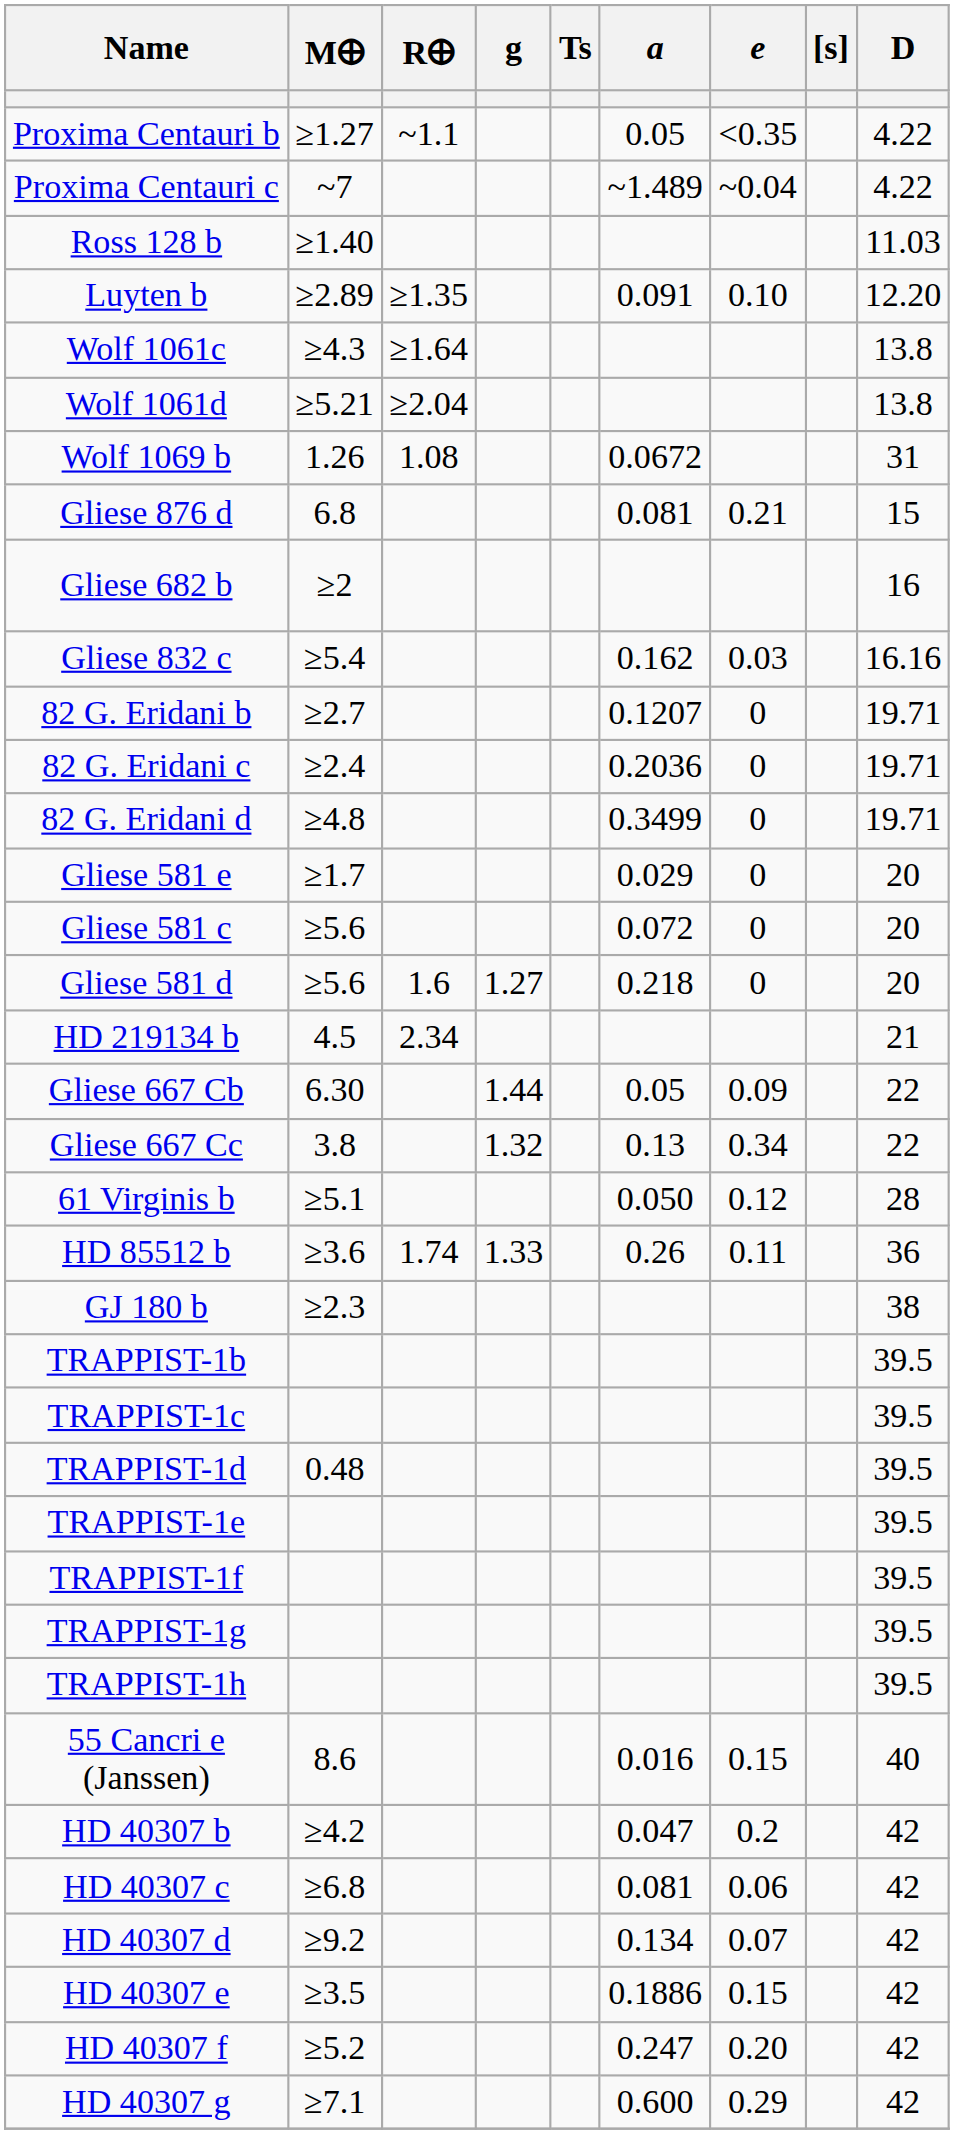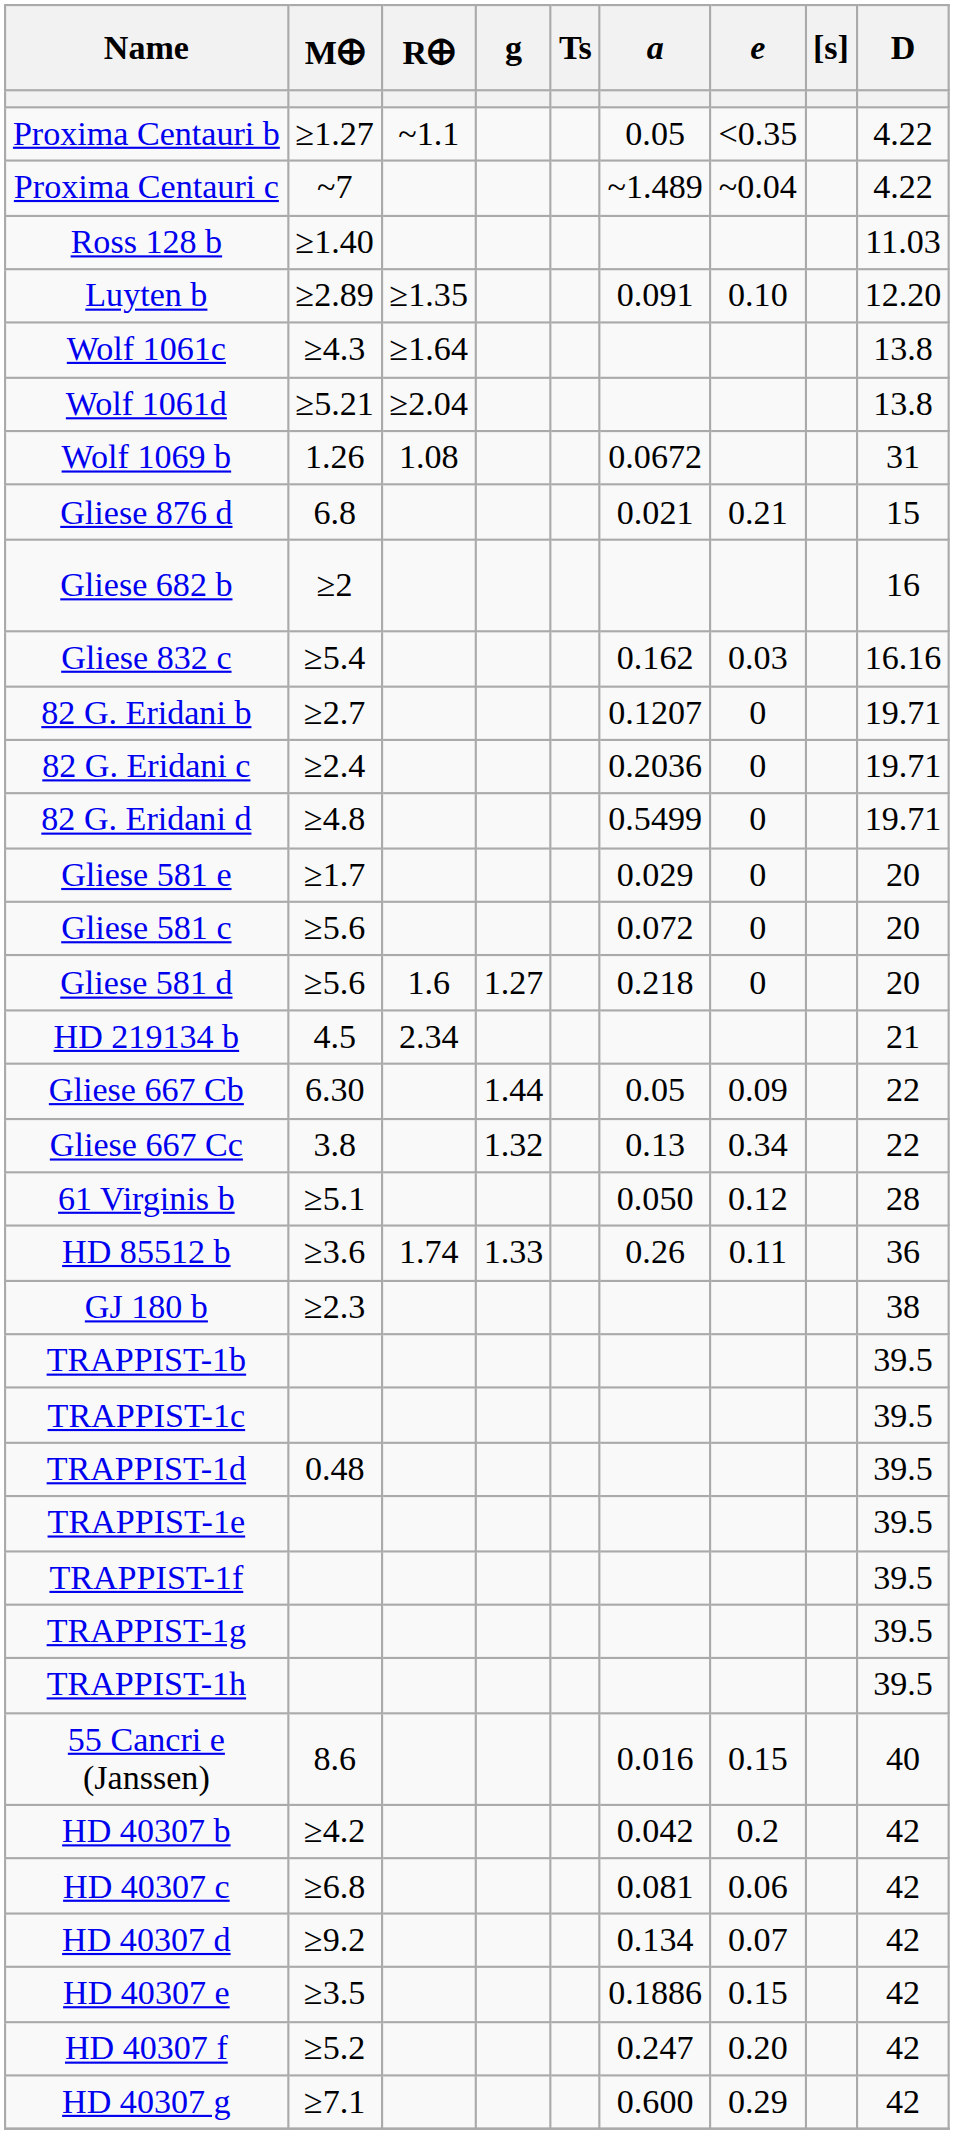(655, 511) 0.081 -> (655, 511) 0.021
(655, 820) 0.3499 -> (655, 820) 0.5499
(655, 1831) 0.047 -> (655, 1831) 0.042
